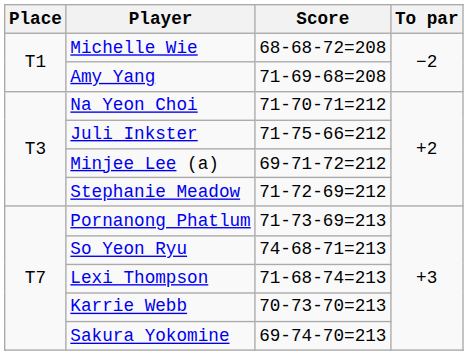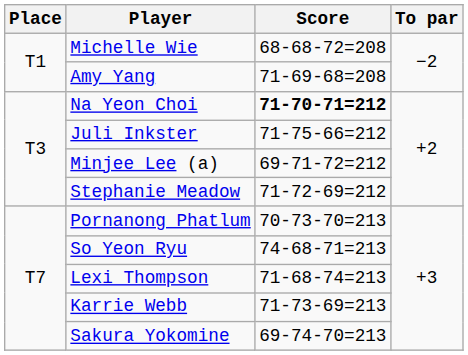(323, 106) normal -> (323, 106) bold
(323, 221) 71-73-69=213 -> (323, 221) 70-73-70=213
(323, 307) 70-73-70=213 -> (323, 307) 71-73-69=213
